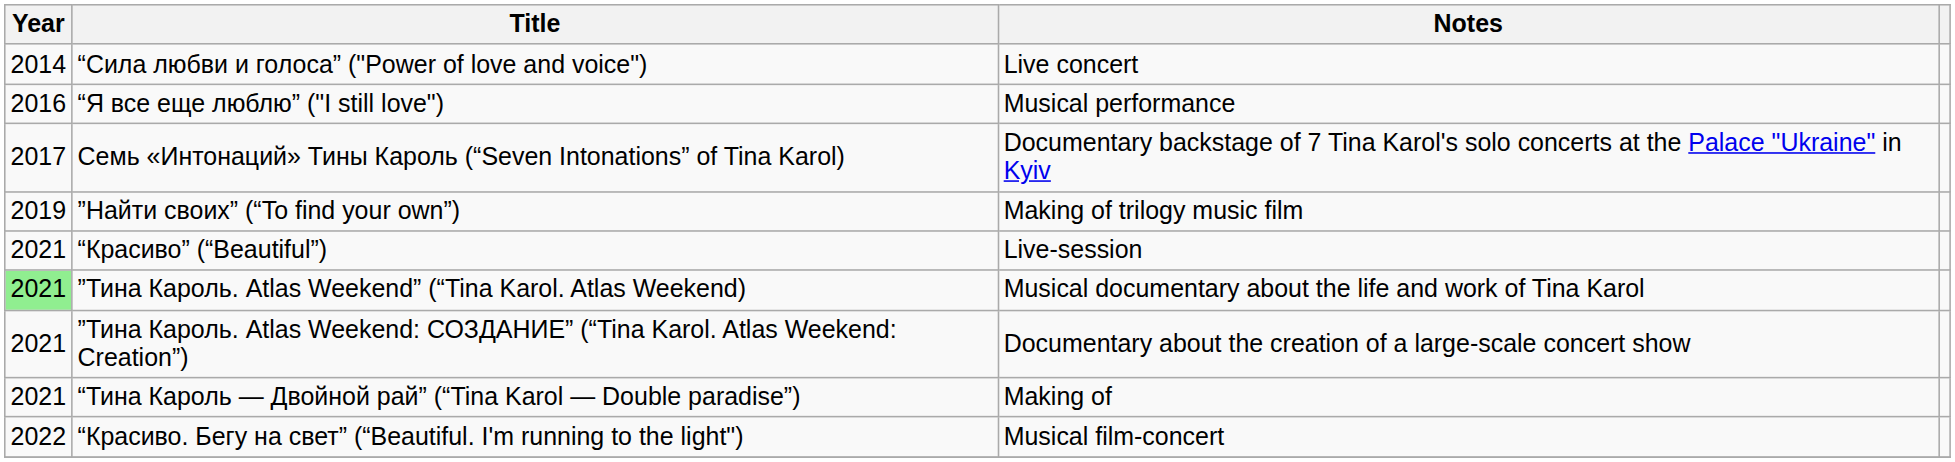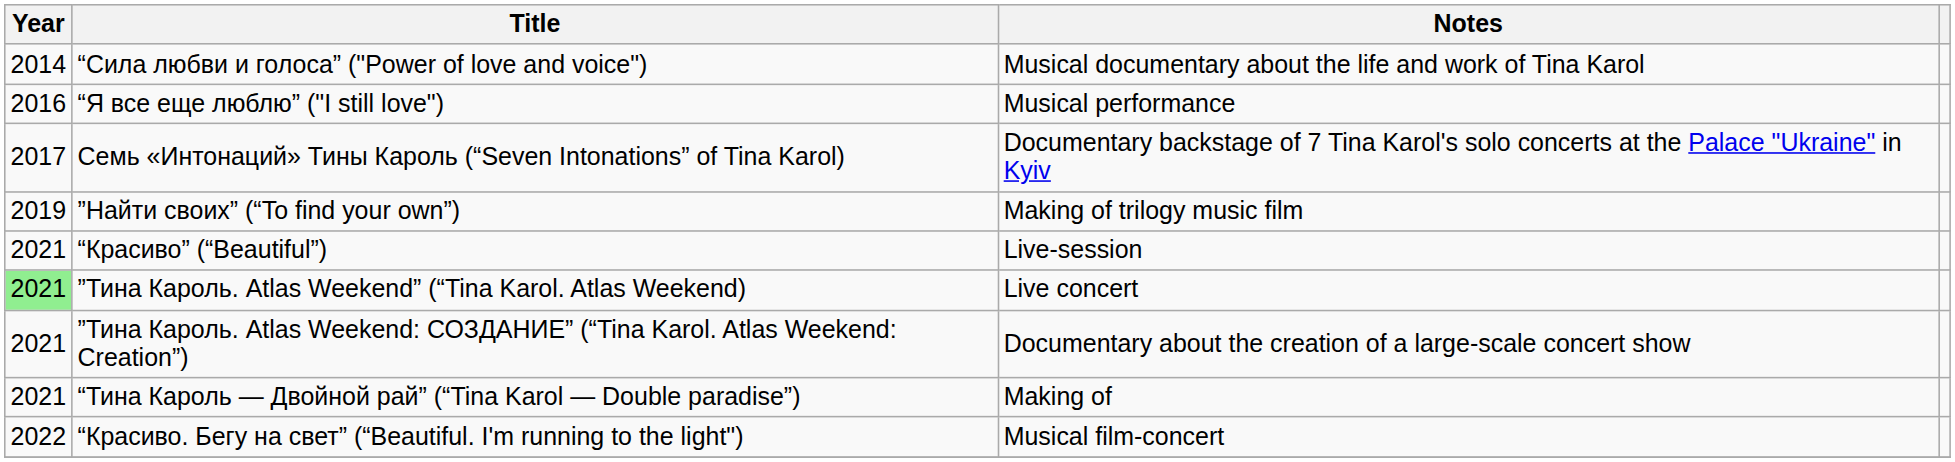(1071, 63) Live concert -> (1324, 63) Musical documentary about the life and work of Tina Karol
(1324, 289) Musical documentary about the life and work of Tina Karol -> (1071, 289) Live concert
